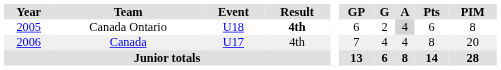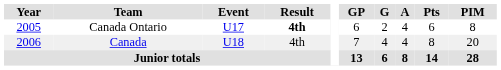(233, 27) U18 -> (233, 27) U17
(405, 27) lightgrey background -> (405, 27) no background
(233, 42) U17 -> (233, 42) U18
